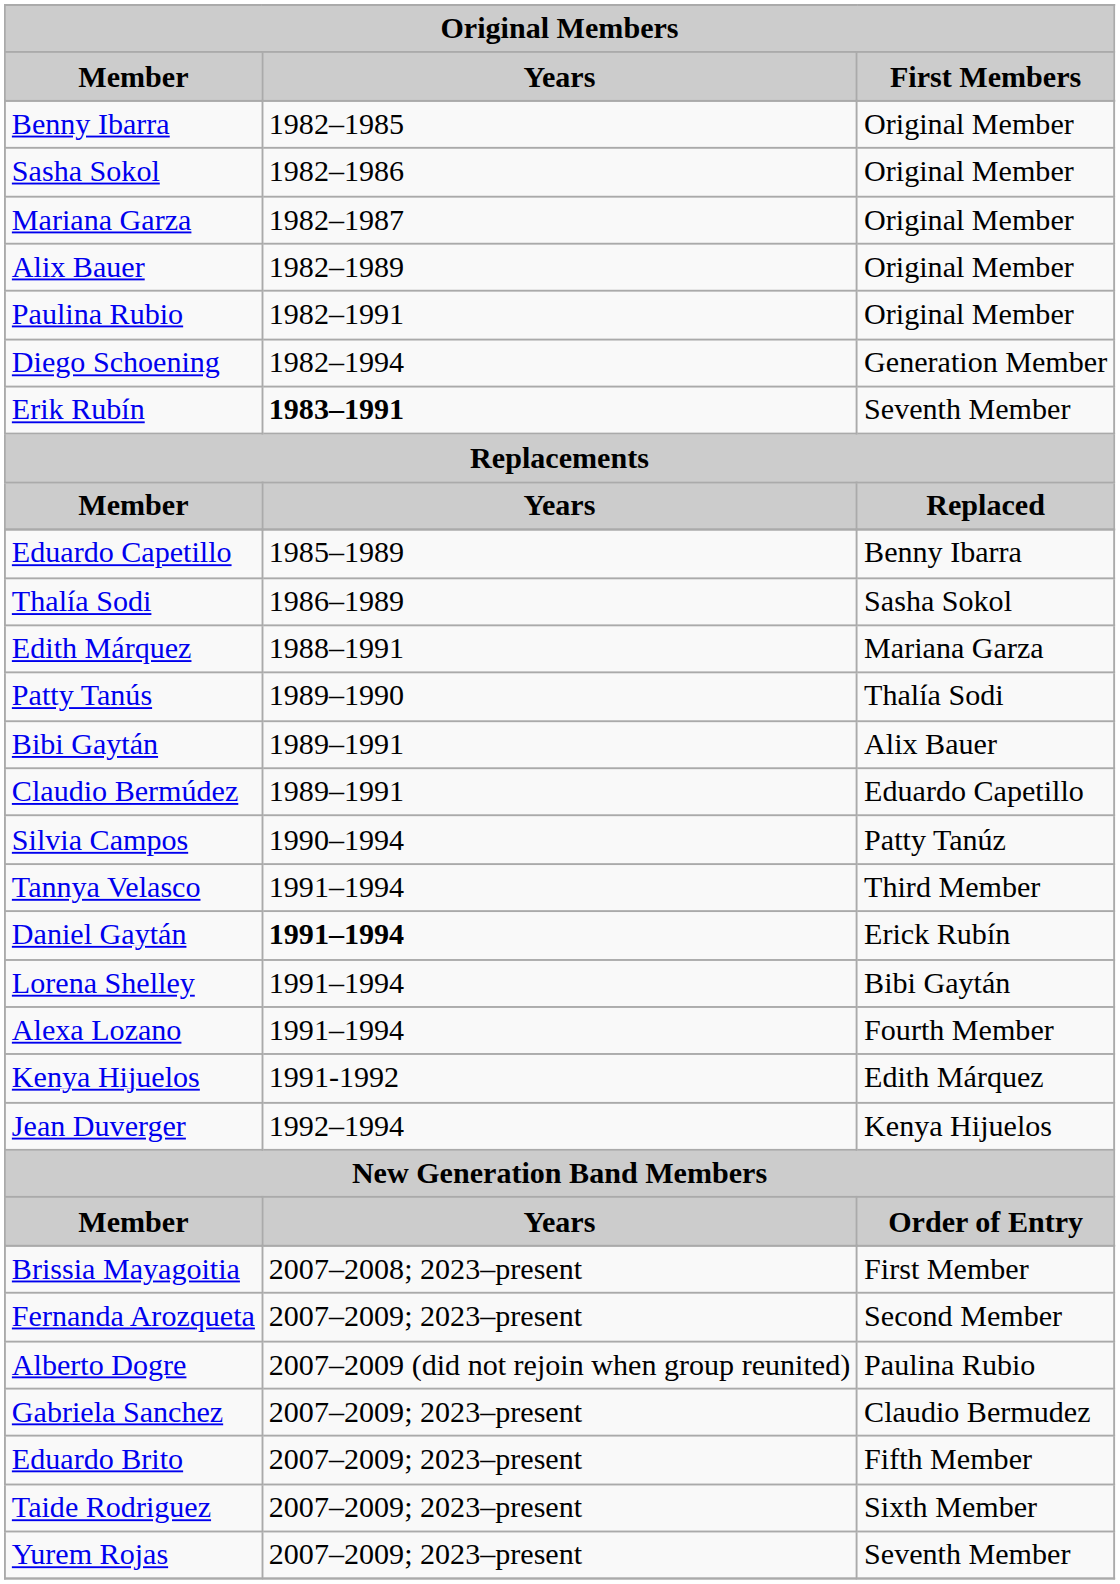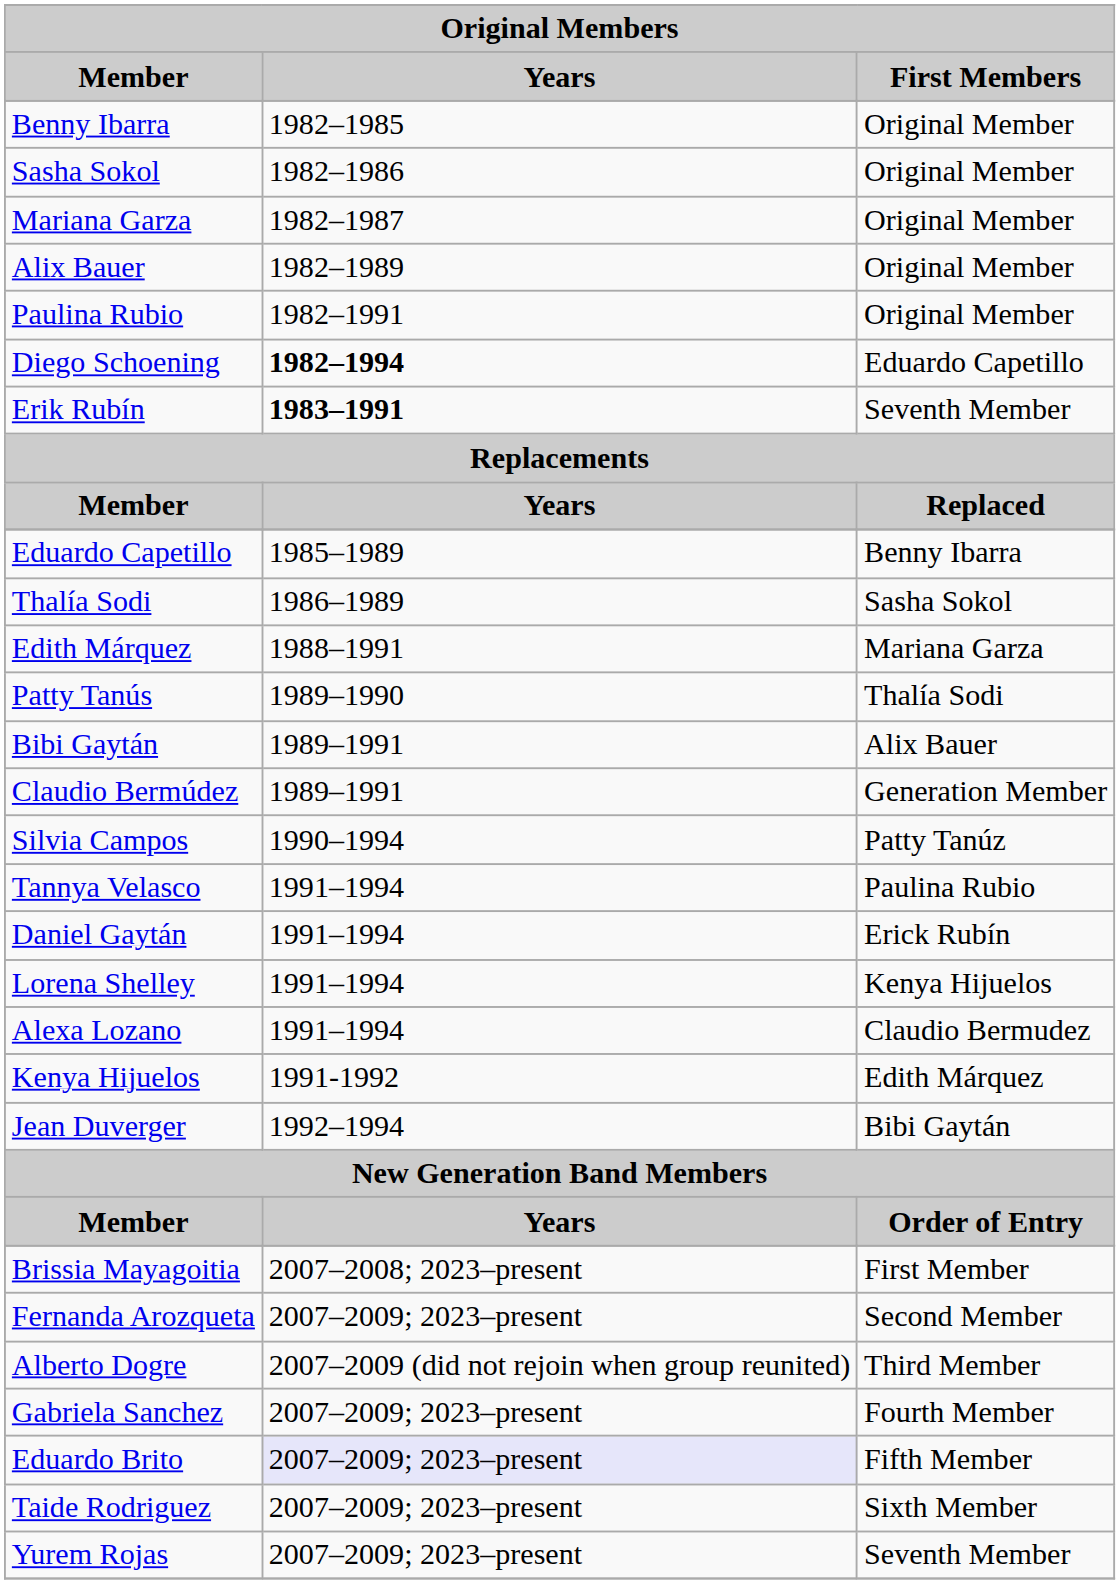(336, 362) normal -> (336, 362) bold
(986, 362) Generation Member -> (974, 362) Eduardo Capetillo
(974, 791) Eduardo Capetillo -> (986, 791) Generation Member
(952, 887) Third Member -> (950, 887) Paulina Rubio
(336, 934) bold -> (336, 934) normal
(937, 982) Bibi Gaytán -> (958, 982) Kenya Hijuelos
(959, 1030) Fourth Member -> (977, 1030) Claudio Bermudez
(958, 1125) Kenya Hijuelos -> (937, 1125) Bibi Gaytán
(950, 1364) Paulina Rubio -> (952, 1364) Third Member
(977, 1411) Claudio Bermudez -> (959, 1411) Fourth Member
(425, 1459) no background -> (425, 1459) lavender background
